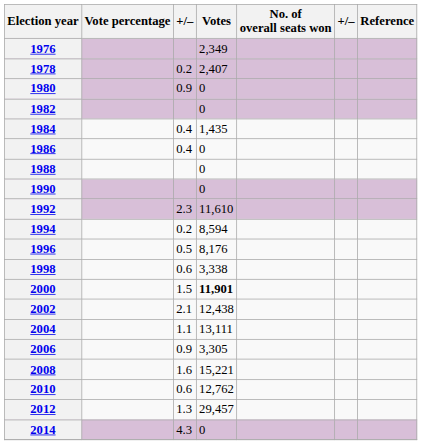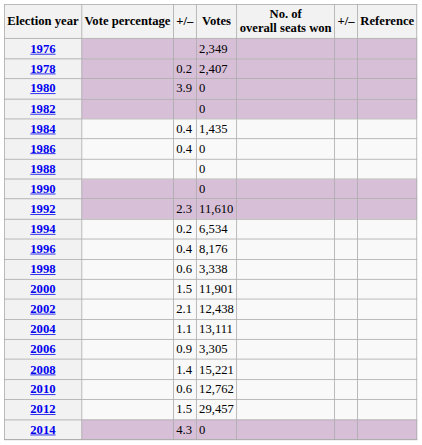(184, 88) 0.9 -> (184, 88) 3.9
(213, 229) 8,594 -> (213, 229) 6,534
(184, 249) 0.5 -> (184, 249) 0.4
(216, 289) bold -> (216, 289) normal
(184, 369) 1.6 -> (184, 369) 1.4
(184, 409) 1.3 -> (184, 409) 1.5
